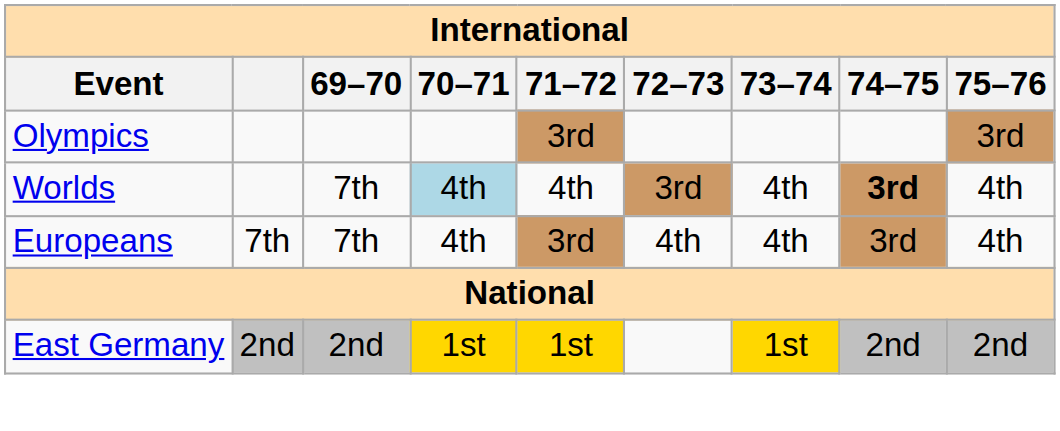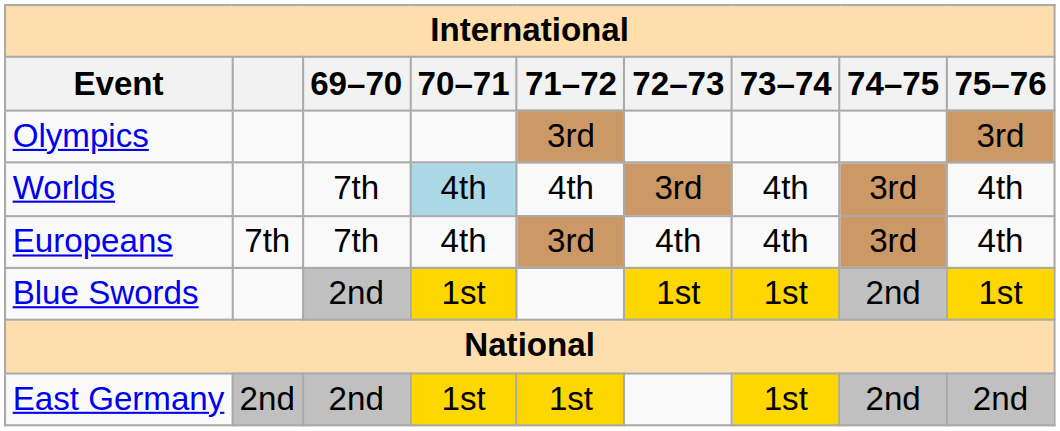(893, 188) bold -> (893, 188) normal
+ row: (106, 293)
